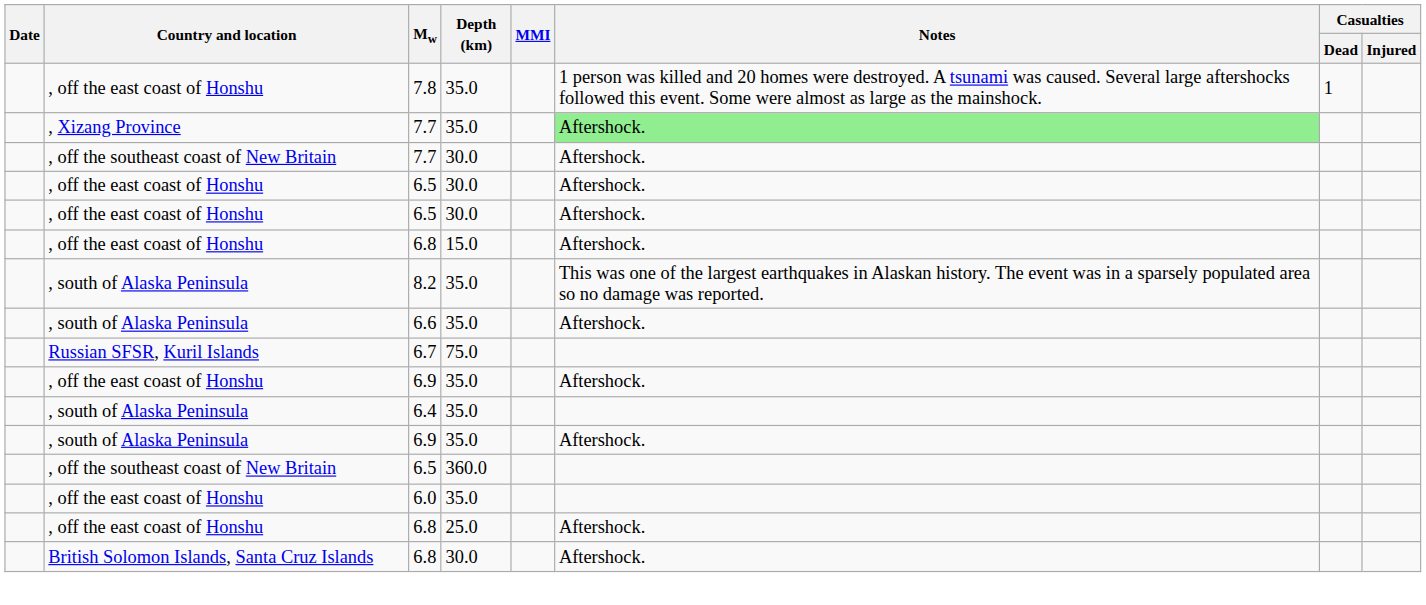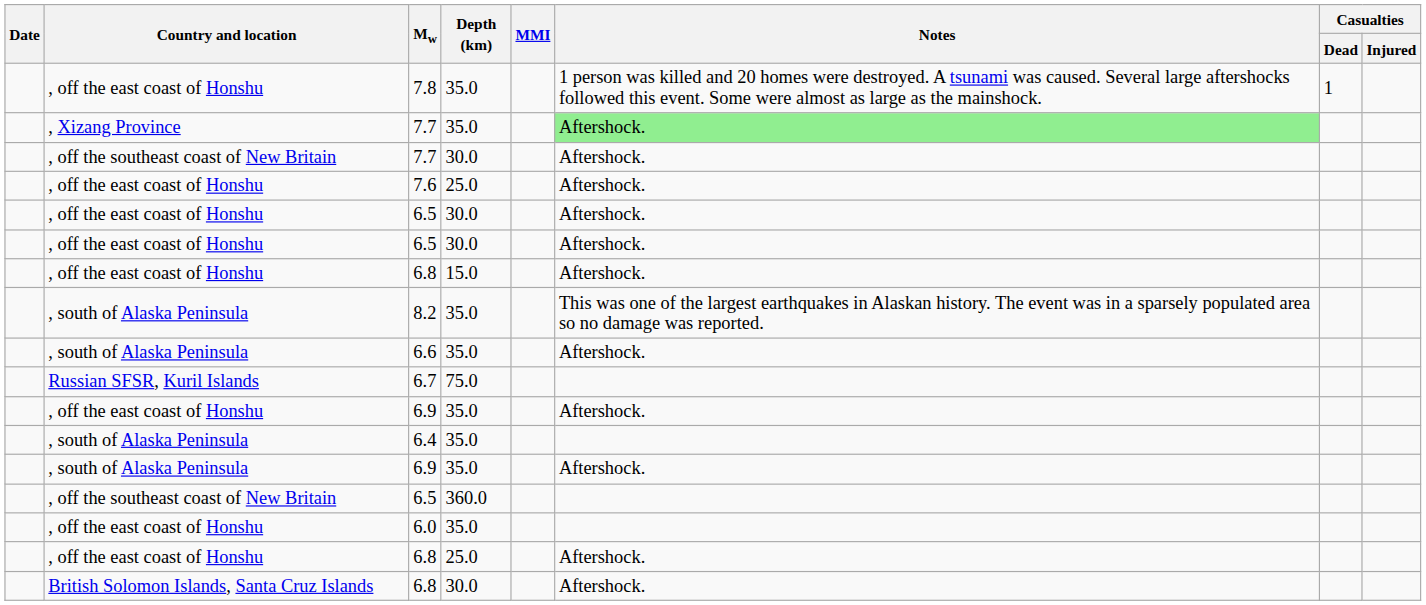+ row: (425, 185)
